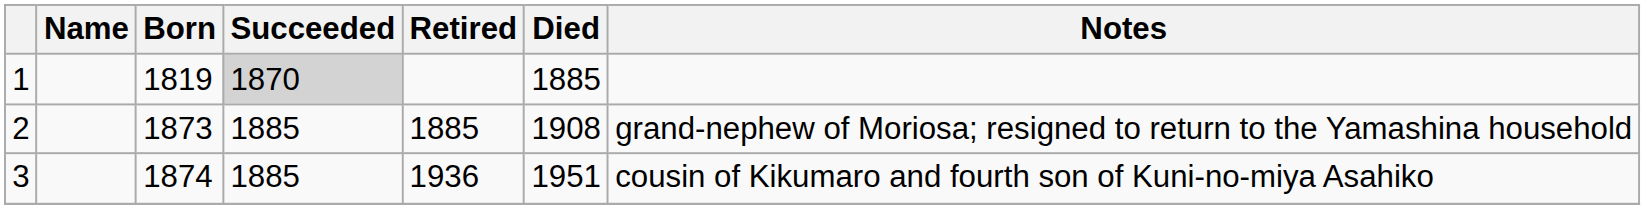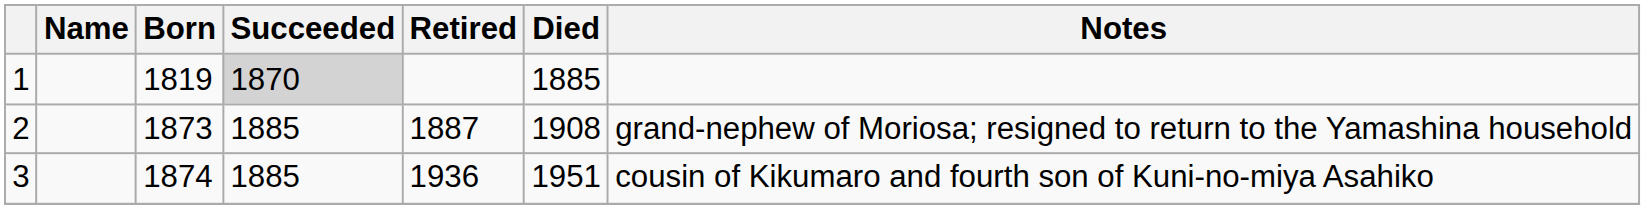(444, 128) 1885 -> (444, 128) 1887
